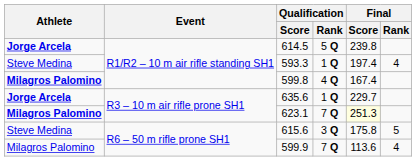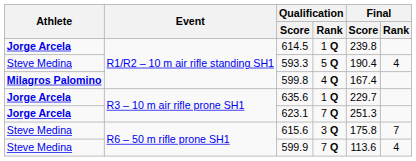(330, 47) 5 Q -> (330, 47) 1 Q
(330, 64) 1 Q -> (330, 64) 5 Q
(363, 64) 197.4 -> (363, 64) 190.4
(54, 114) Milagros Palomino -> (39, 114) Jorge Arcela
(363, 114) lightyellow background -> (363, 114) no background
(396, 131) 5 -> (396, 131) 7
(51, 148) Milagros Palomino -> (39, 148) Steve Medina
